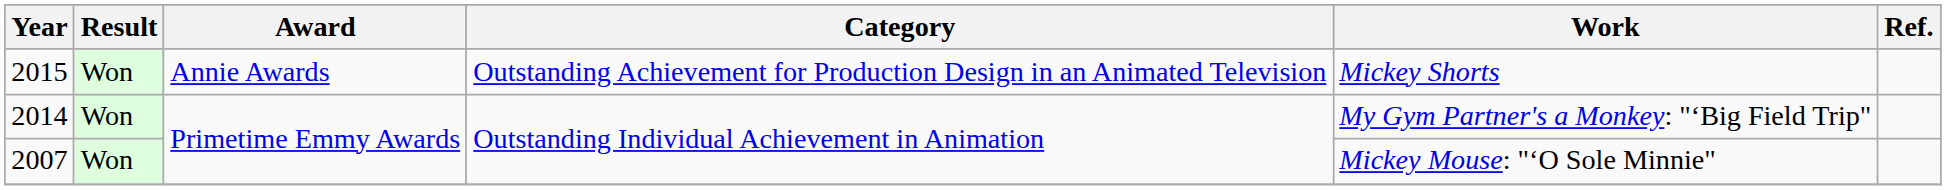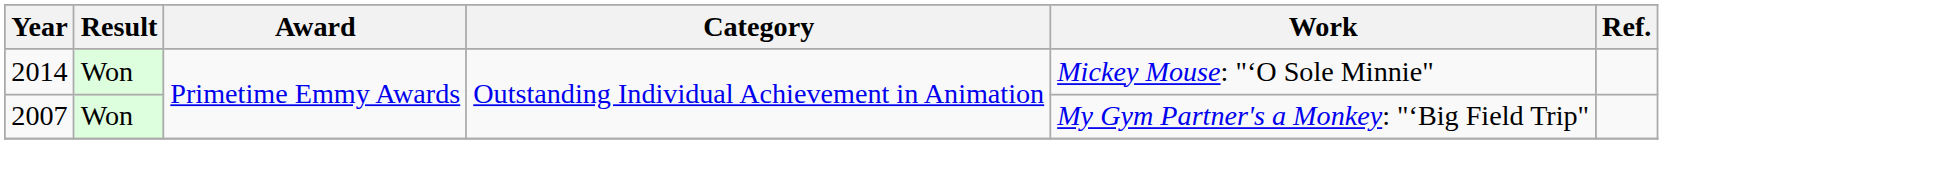- row: (40, 71)
(1605, 116) My Gym Partner's a Monkey: "‘Big Field Trip" -> (1245, 71) Mickey Mouse: "‘O Sole Minnie"
(1528, 160) Mickey Mouse: "‘O Sole Minnie" -> (1323, 116) My Gym Partner's a Monkey: "‘Big Field Trip"
